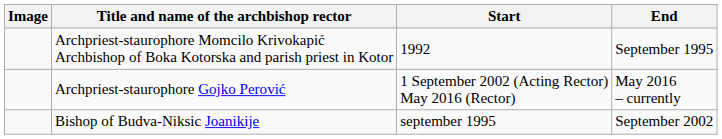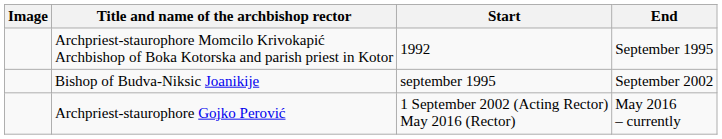rows swapped: (157, 121) <-> (170, 89)
